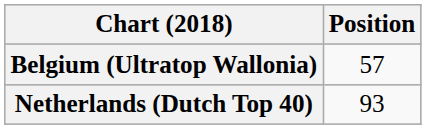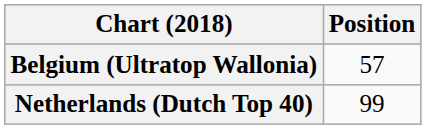(372, 104) 93 -> (372, 104) 99
